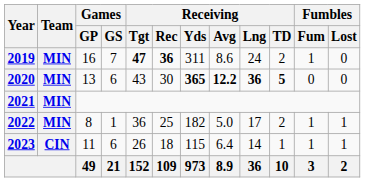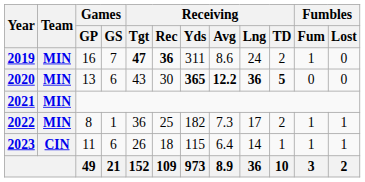(225, 123) 5.0 -> (225, 123) 7.3
